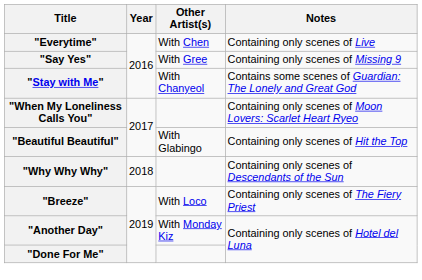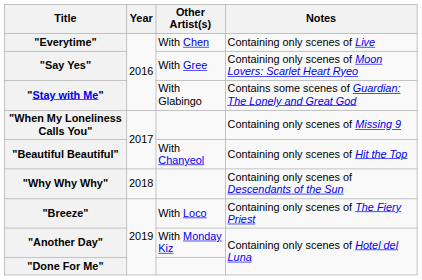(314, 59) Containing only scenes of Missing 9 -> (305, 65) Containing only scenes of Moon Lovers: Scarlet Heart Ryeo
(181, 83) With Chanyeol -> (180, 95) With Glabingo
(305, 112) Containing only scenes of Moon Lovers: Scarlet Heart Ryeo -> (314, 124) Containing only scenes of Missing 9
(180, 142) With Glabingo -> (181, 154) With Chanyeol
